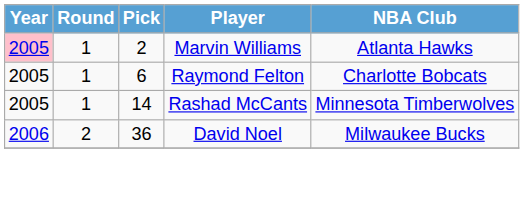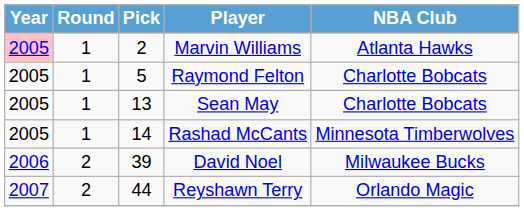(141, 76) 6 -> (141, 76) 5
+ row: (238, 104)
(141, 133) 36 -> (141, 162) 39
+ row: (238, 190)
